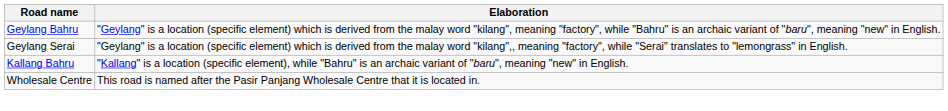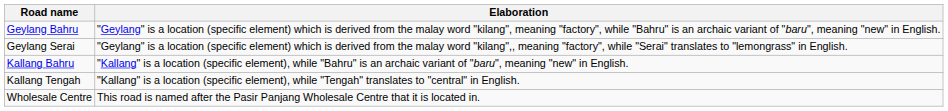+ row: (44, 81)
